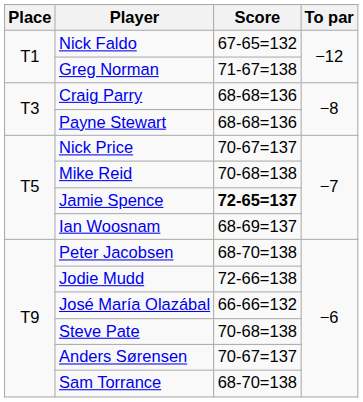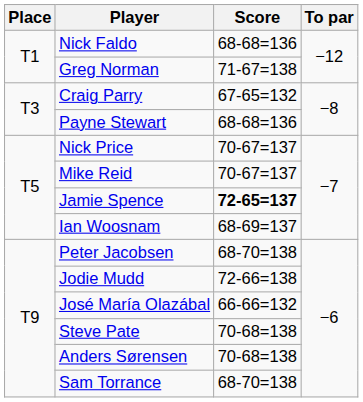(257, 43) 67-65=132 -> (257, 43) 68-68=136
(257, 95) 68-68=136 -> (257, 95) 67-65=132
(257, 174) 70-68=138 -> (257, 174) 70-67=137
(257, 357) 70-67=137 -> (257, 357) 70-68=138
